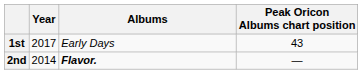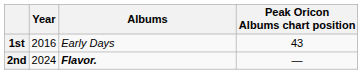(44, 43) 2017 -> (44, 43) 2016
(44, 60) 2014 -> (44, 60) 2024
